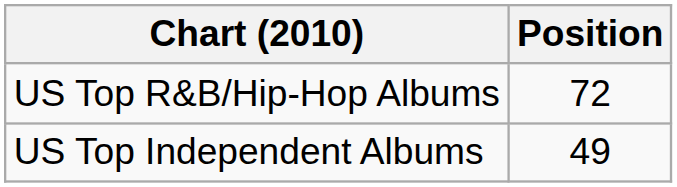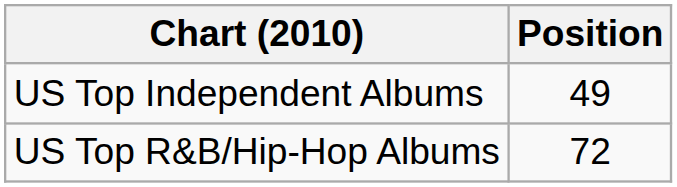rows swapped: (249, 151) <-> (257, 92)
